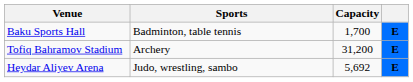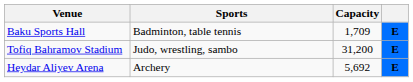(357, 31) 1,700 -> (357, 31) 1,709
(152, 49) Archery -> (185, 49) Judo, wrestling, sambo
(185, 67) Judo, wrestling, sambo -> (152, 67) Archery
